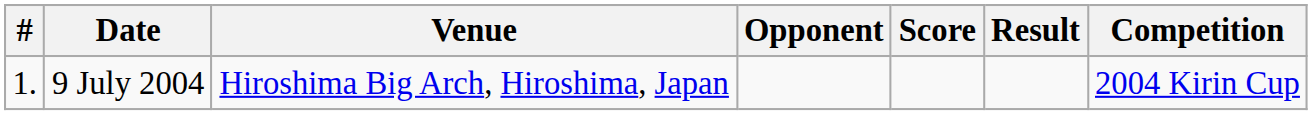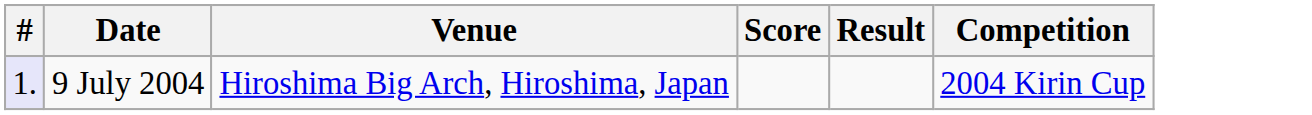- column: (814, 30)
(25, 82) no background -> (25, 82) lavender background
